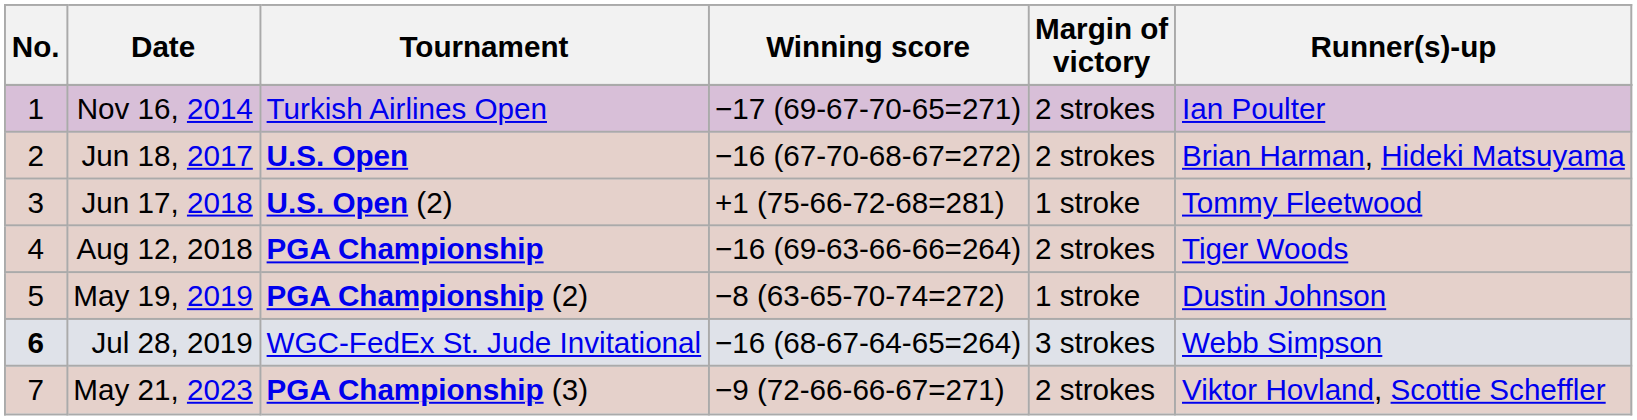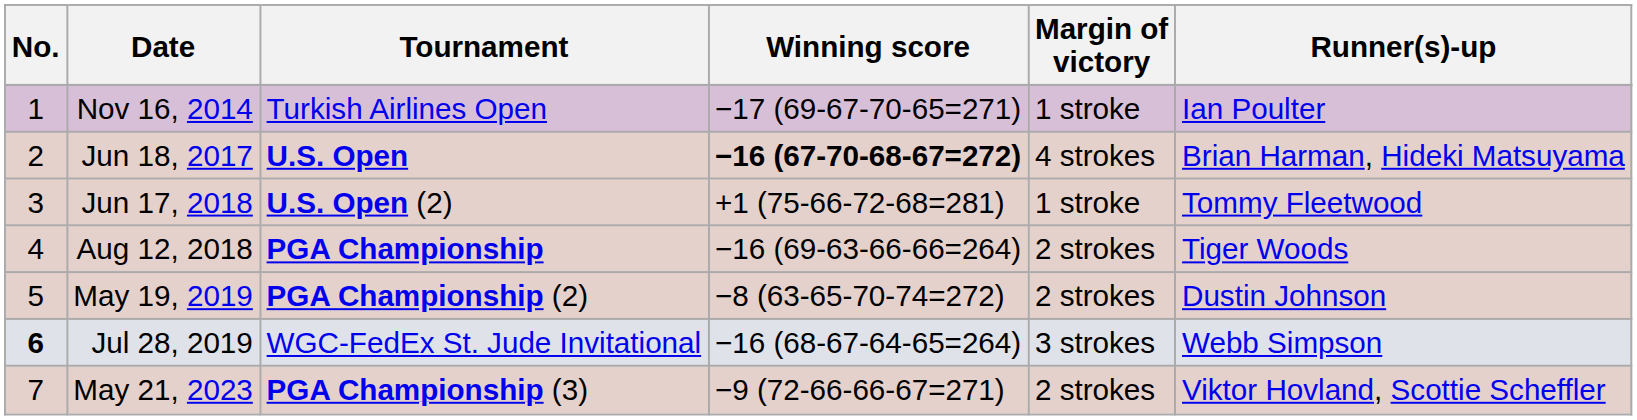(1095, 109) 2 strokes -> (1088, 109) 1 stroke
(868, 156) normal -> (868, 156) bold
(1095, 156) 2 strokes -> (1095, 156) 4 strokes
(1088, 296) 1 stroke -> (1095, 296) 2 strokes
